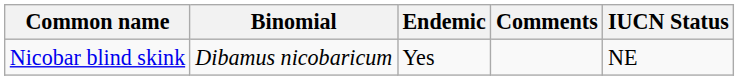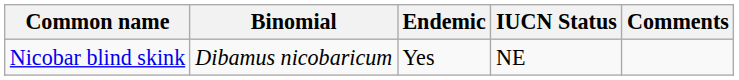columns swapped: (668, 22) <-> (547, 22)
